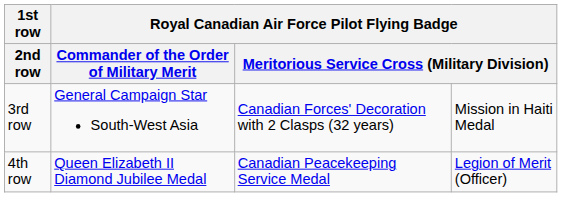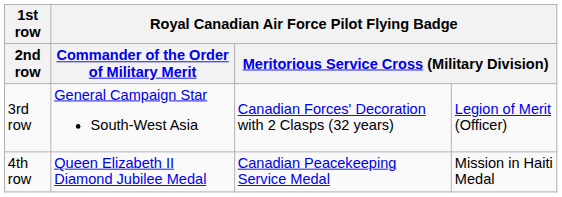(504, 117) Mission in Haiti Medal -> (503, 117) Legion of Merit (Officer)
(503, 171) Legion of Merit (Officer) -> (504, 171) Mission in Haiti Medal
